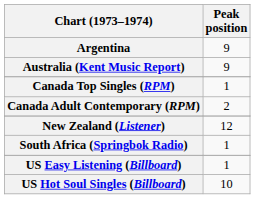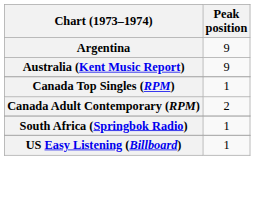- row: (104, 125)
- row: (104, 184)
